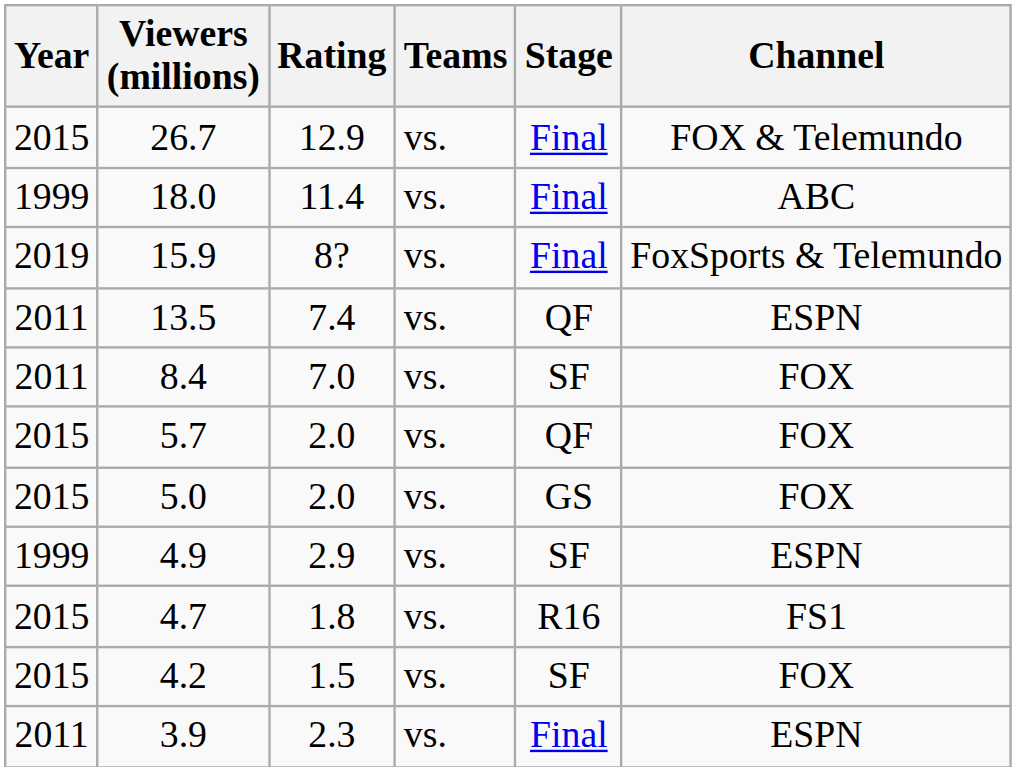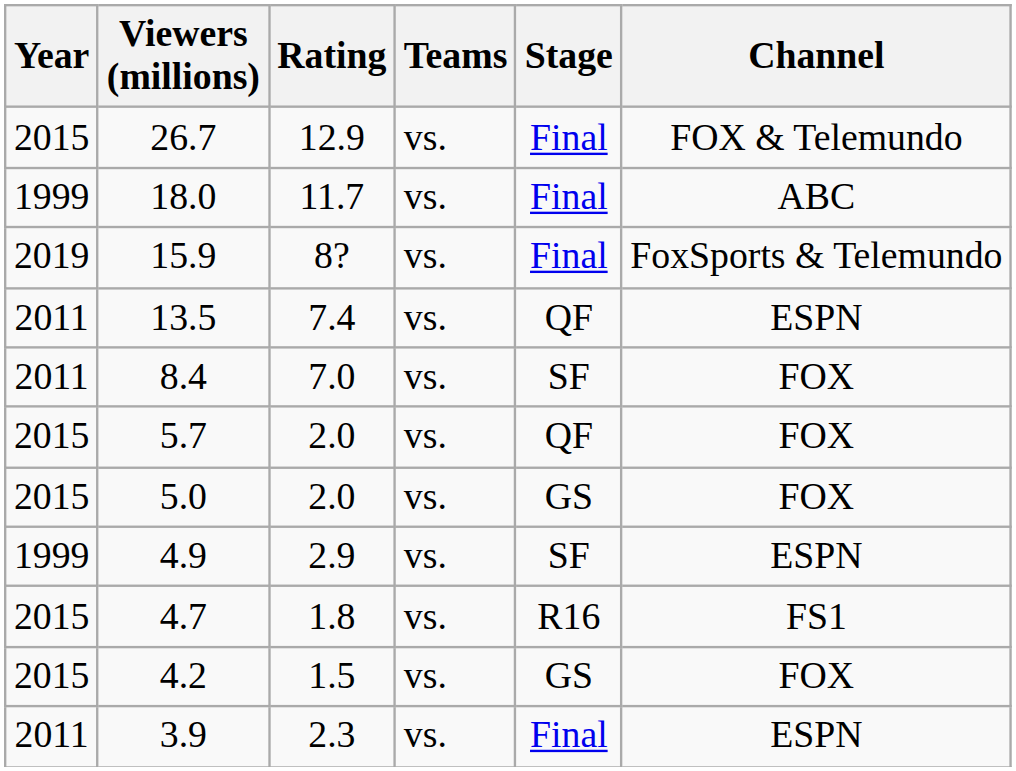(332, 196) 11.4 -> (332, 196) 11.7
(569, 675) SF -> (569, 675) GS
